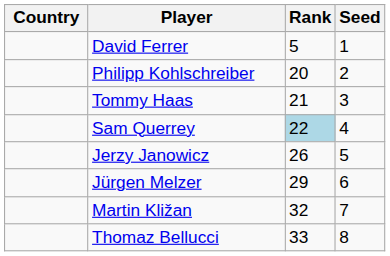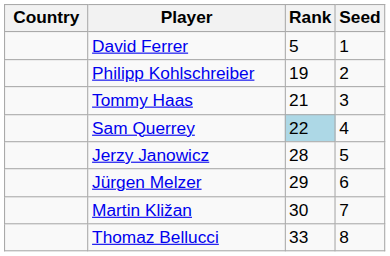(299, 73) 20 -> (299, 73) 19
(299, 155) 26 -> (299, 155) 28
(299, 210) 32 -> (299, 210) 30
